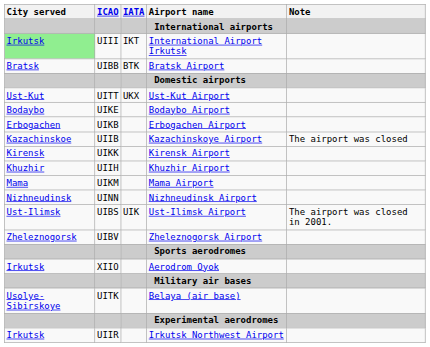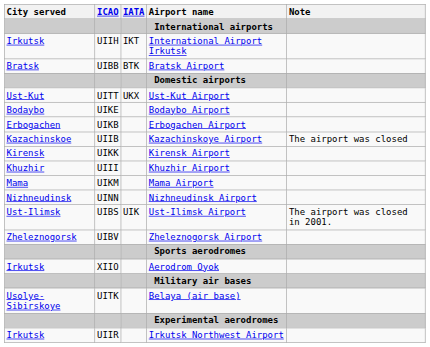(25, 41) lightgreen background -> (25, 41) no background
(108, 41) UIII -> (108, 41) UIIH
(108, 168) UIIH -> (108, 168) UIII
